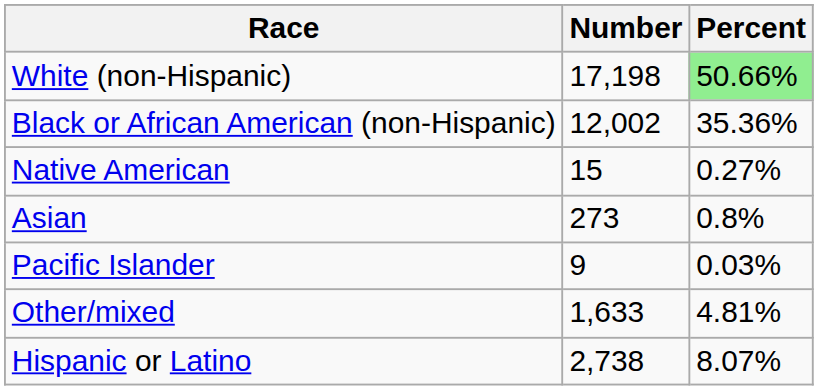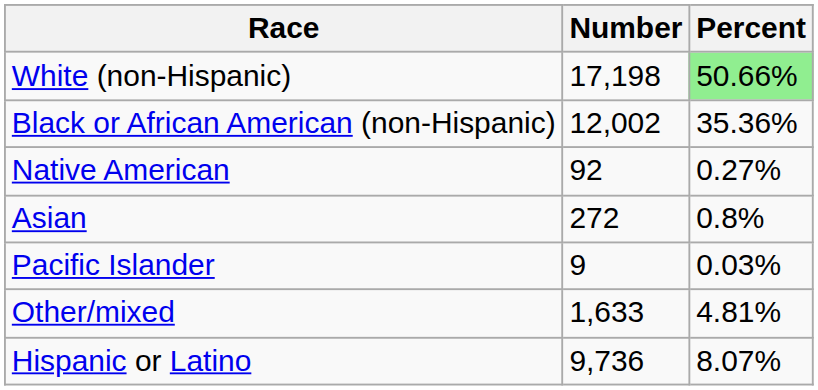(586, 170) 15 -> (586, 170) 92
(594, 218) 273 -> (594, 218) 272
(607, 360) 2,738 -> (607, 360) 9,736
